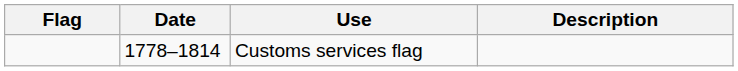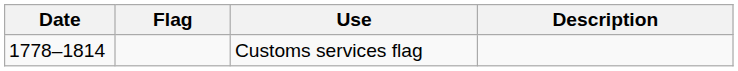columns swapped: (62, 19) <-> (175, 19)
